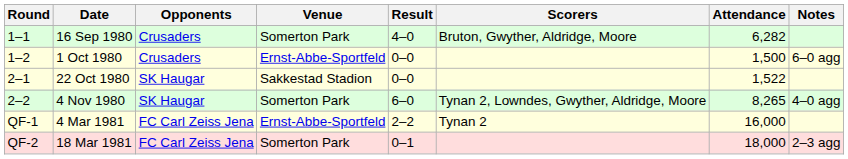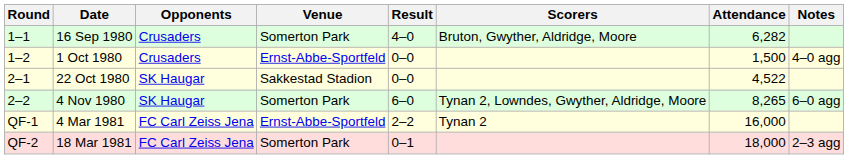(816, 57) 6–0 agg -> (816, 57) 4–0 agg
(769, 79) 1,522 -> (769, 79) 4,522
(816, 100) 4–0 agg -> (816, 100) 6–0 agg
